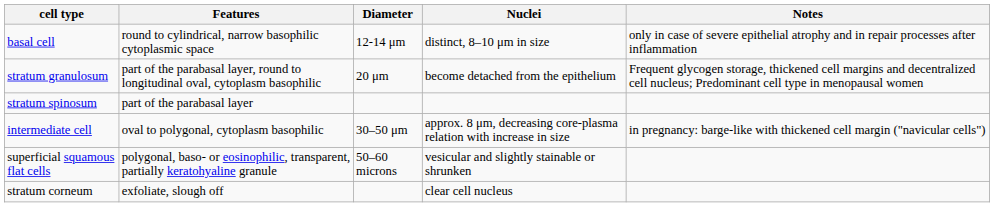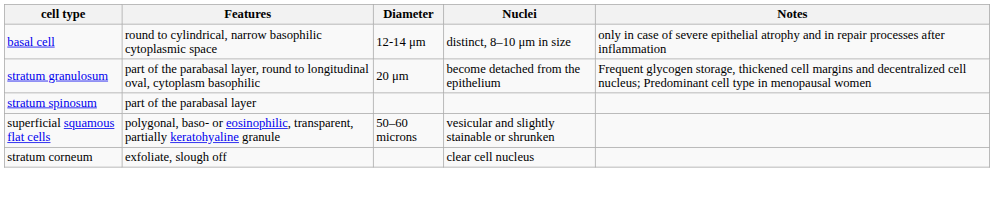- row: (50, 130)
